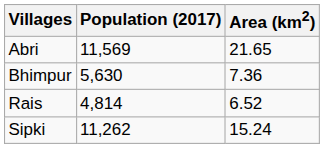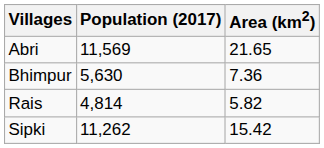(246, 103) 6.52 -> (246, 103) 5.82
(250, 130) 15.24 -> (250, 130) 15.42
